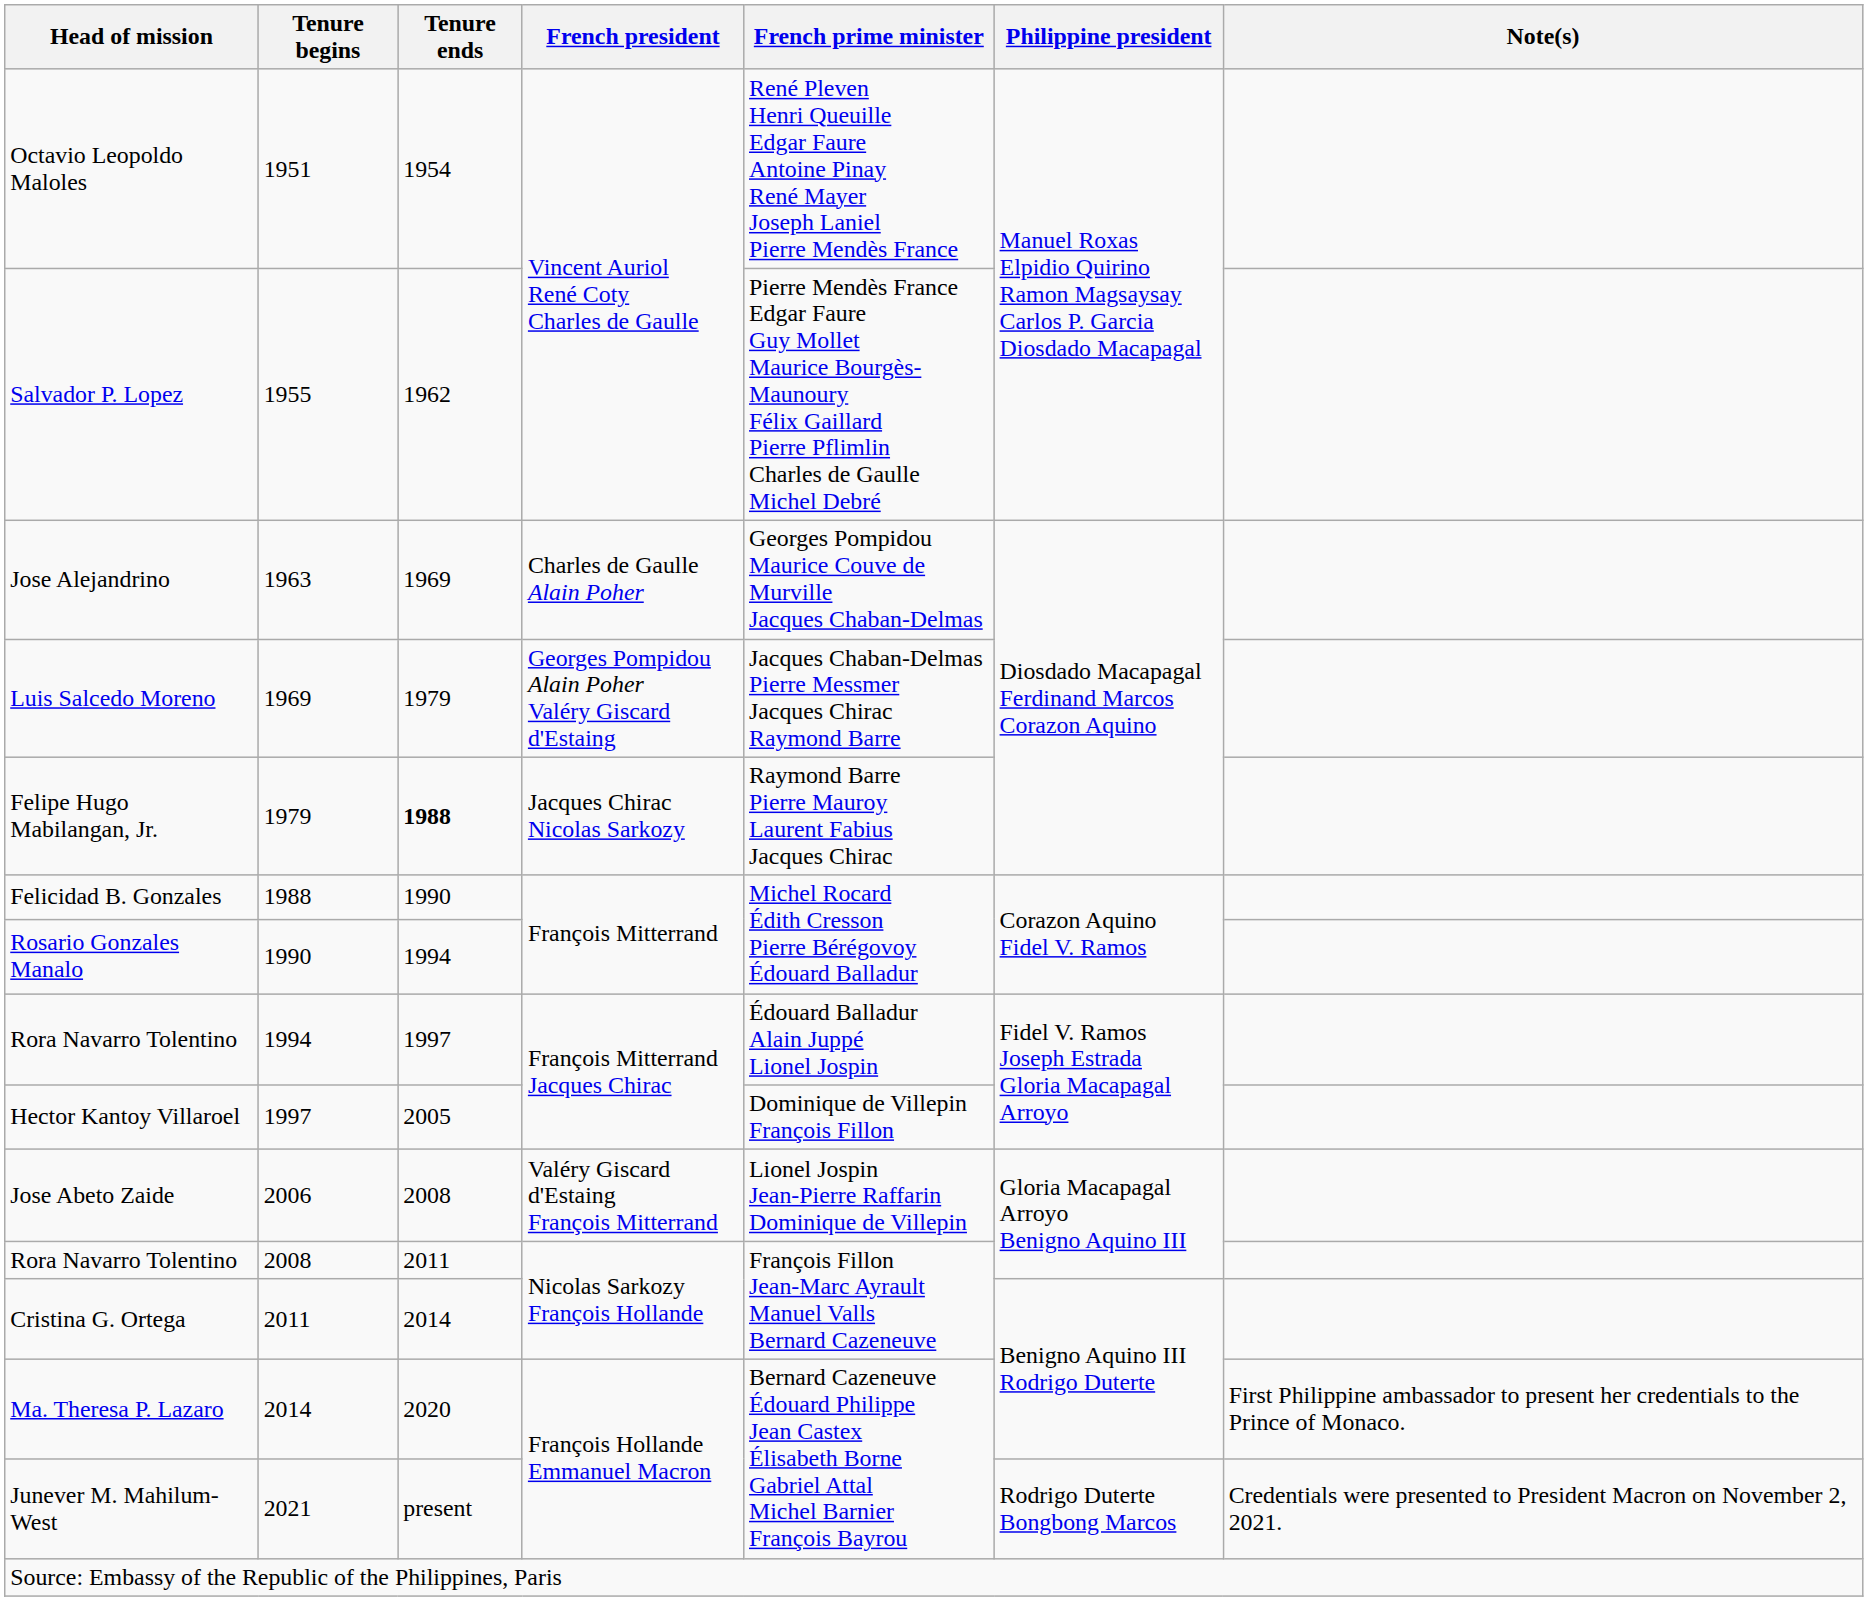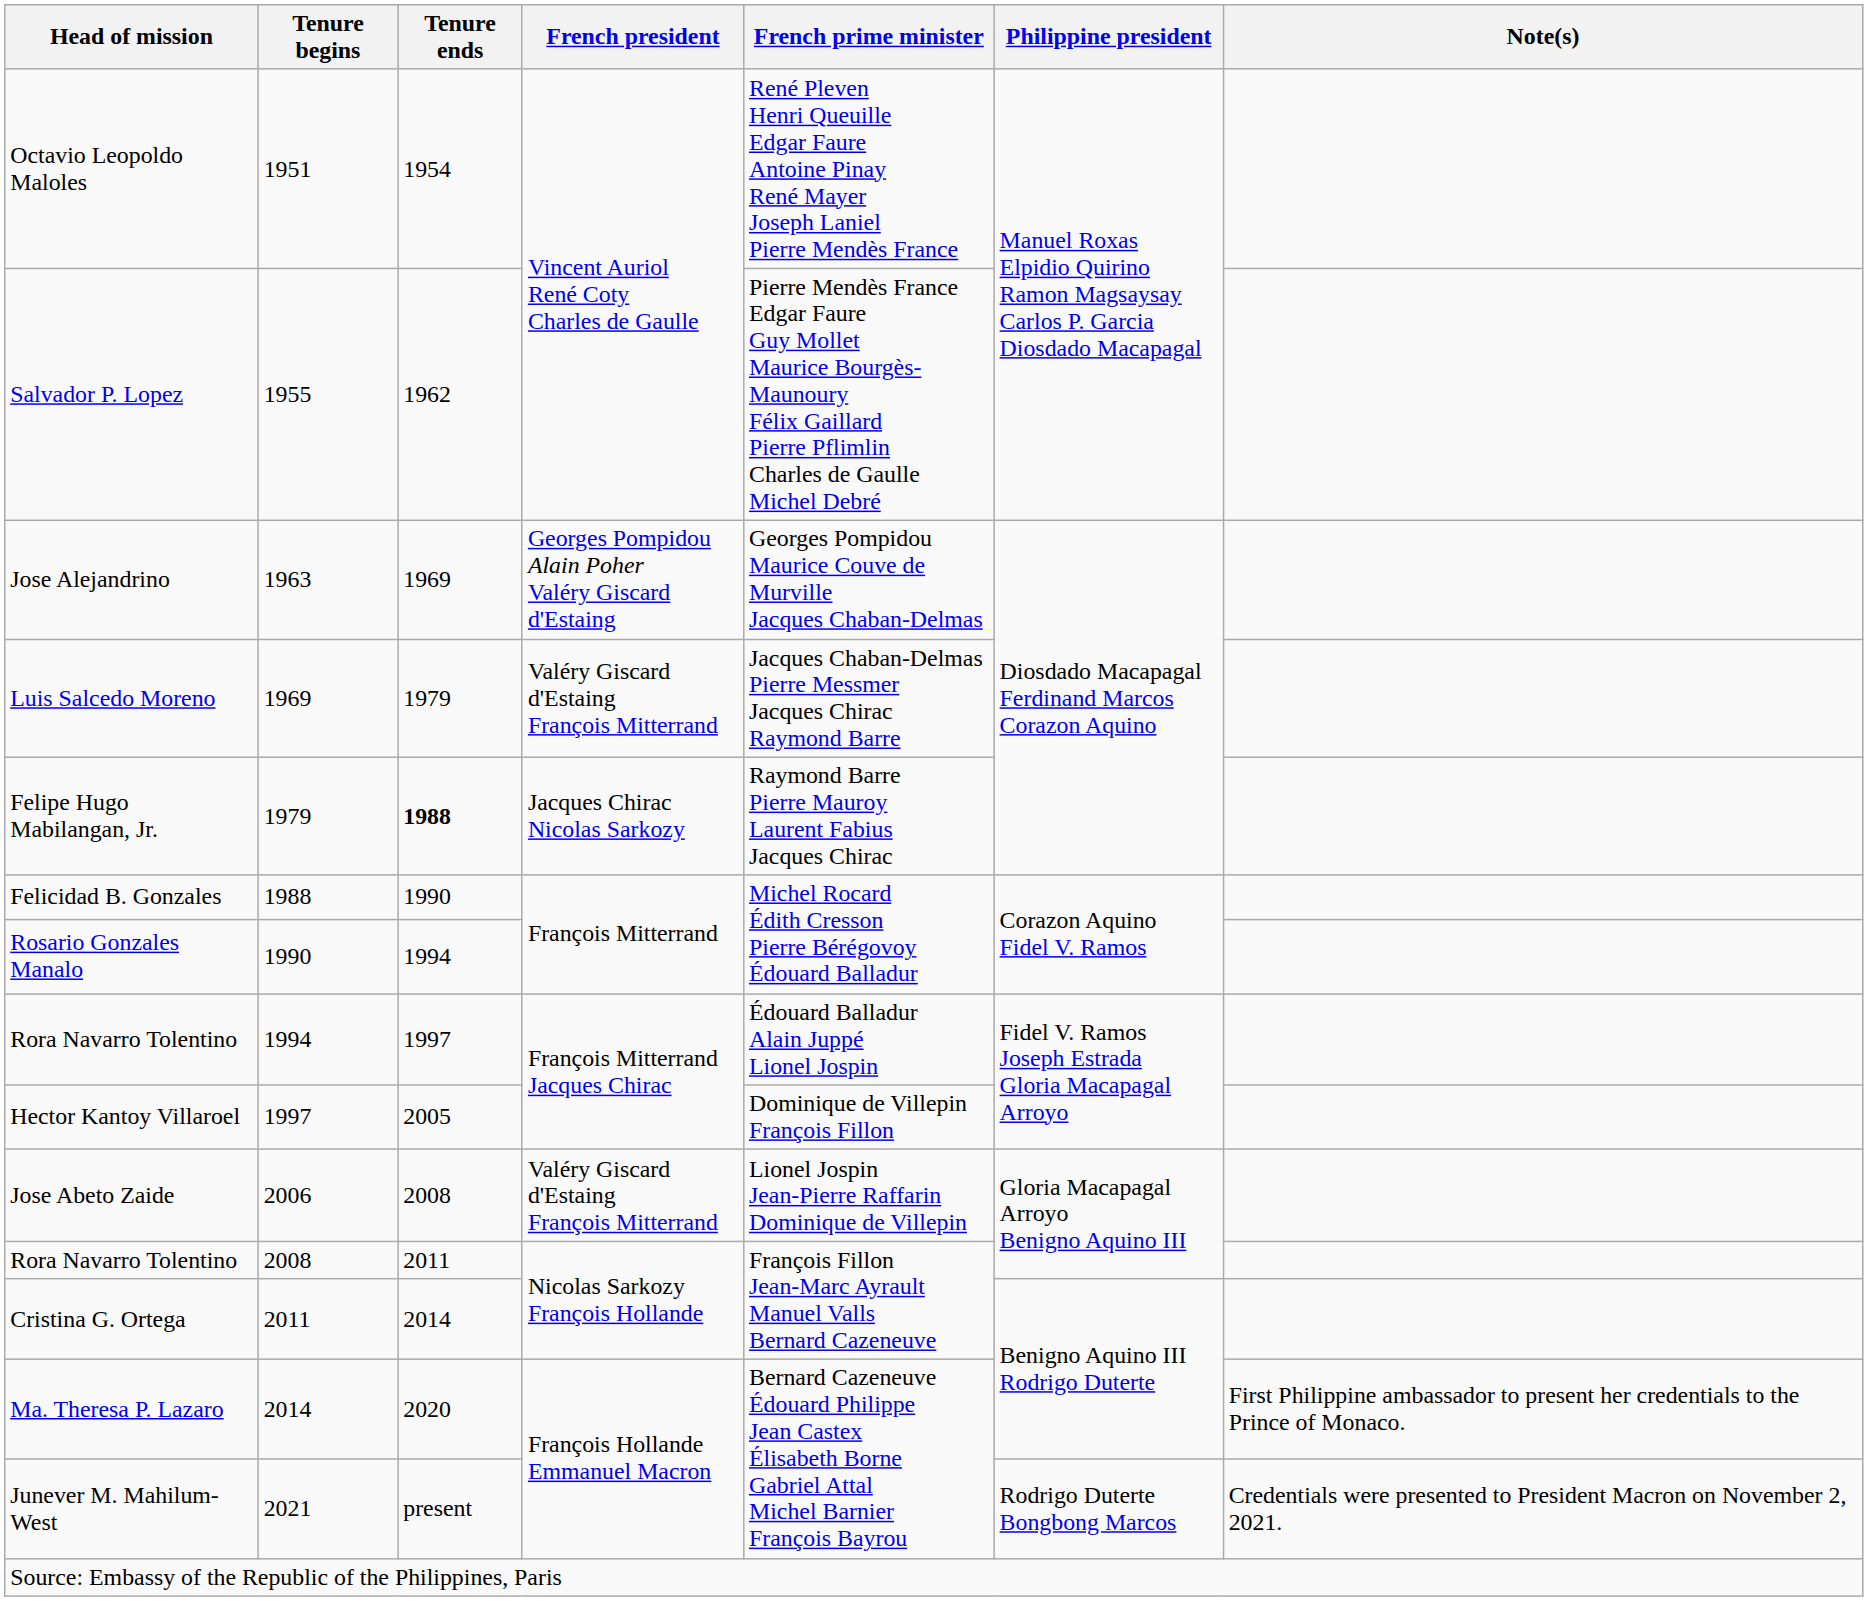(613, 579) Charles de Gaulle Alain Poher -> (619, 579) Georges Pompidou Alain Poher Valéry Giscard d'Estaing
(619, 697) Georges Pompidou Alain Poher Valéry Giscard d'Estaing -> (623, 697) Valéry Giscard d'Estaing François Mitterrand
